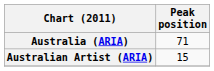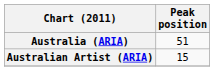(183, 41) 71 -> (183, 41) 51
